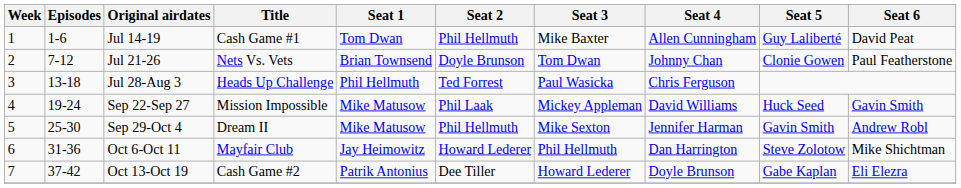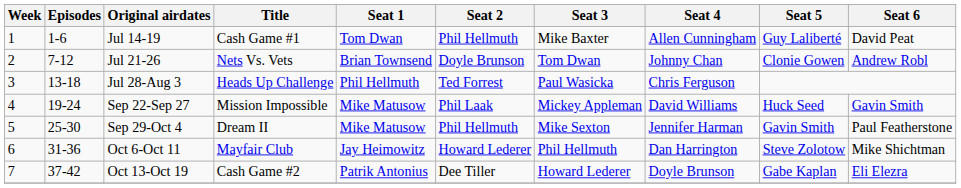(902, 60) Paul Featherstone -> (890, 60) Andrew Robl
(890, 127) Andrew Robl -> (902, 127) Paul Featherstone
